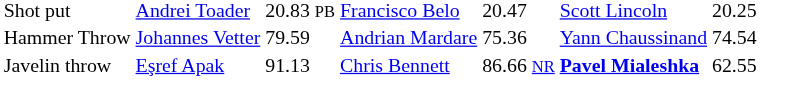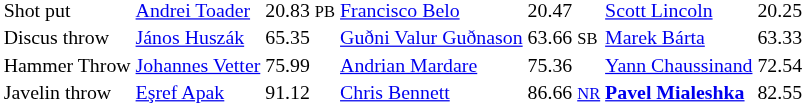+ row: (56, 38)
(288, 38) 79.59 -> (288, 65) 75.99
(734, 38) 74.54 -> (780, 65) 72.54
(288, 65) 91.13 -> (288, 92) 91.12
(734, 65) 62.55 -> (780, 92) 82.55
